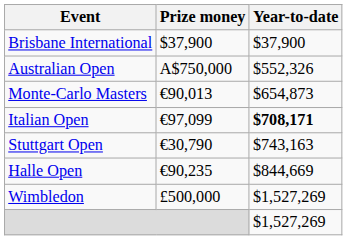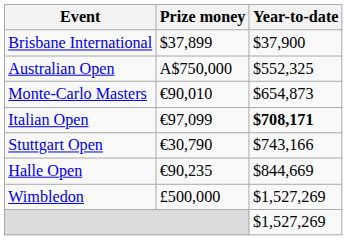(186, 42) $37,900 -> (186, 42) $37,899
(283, 68) $552,326 -> (283, 68) $552,325
(186, 94) €90,013 -> (186, 94) €90,010
(283, 145) $743,163 -> (283, 145) $743,166
